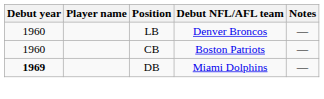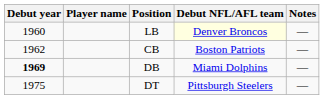(230, 31) no background -> (230, 31) lightyellow background
(34, 49) 1960 -> (34, 49) 1962
+ row: (152, 85)
